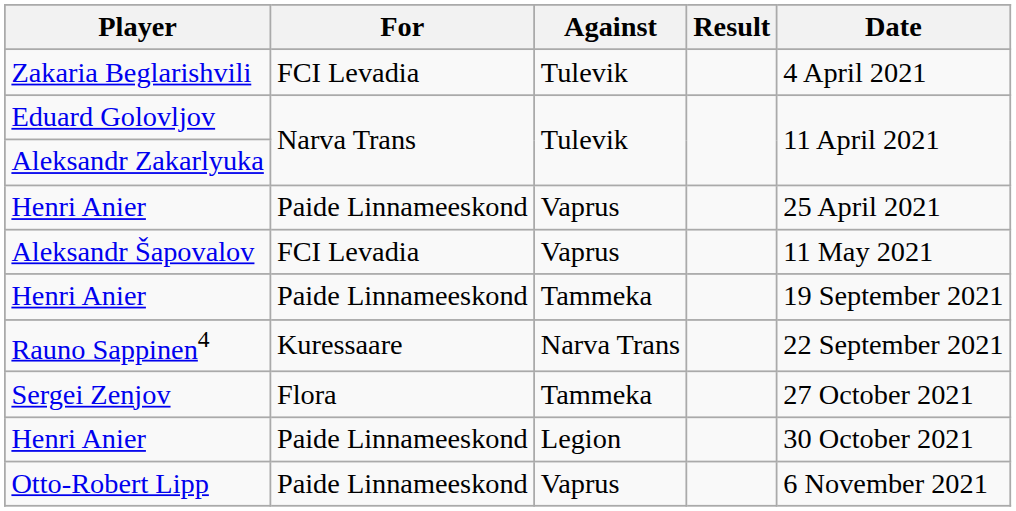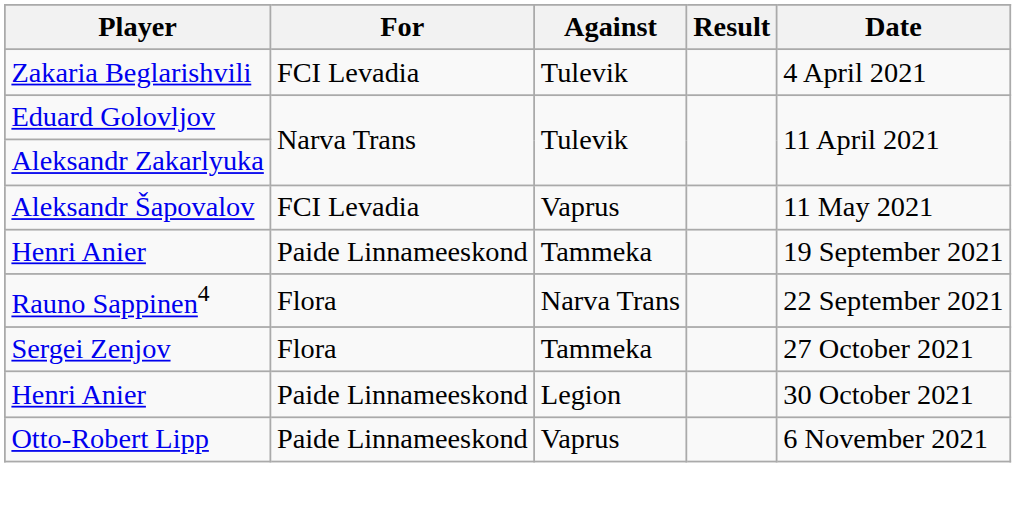- row: (79, 206)
(340, 345) Kuressaare -> (307, 300) Flora
